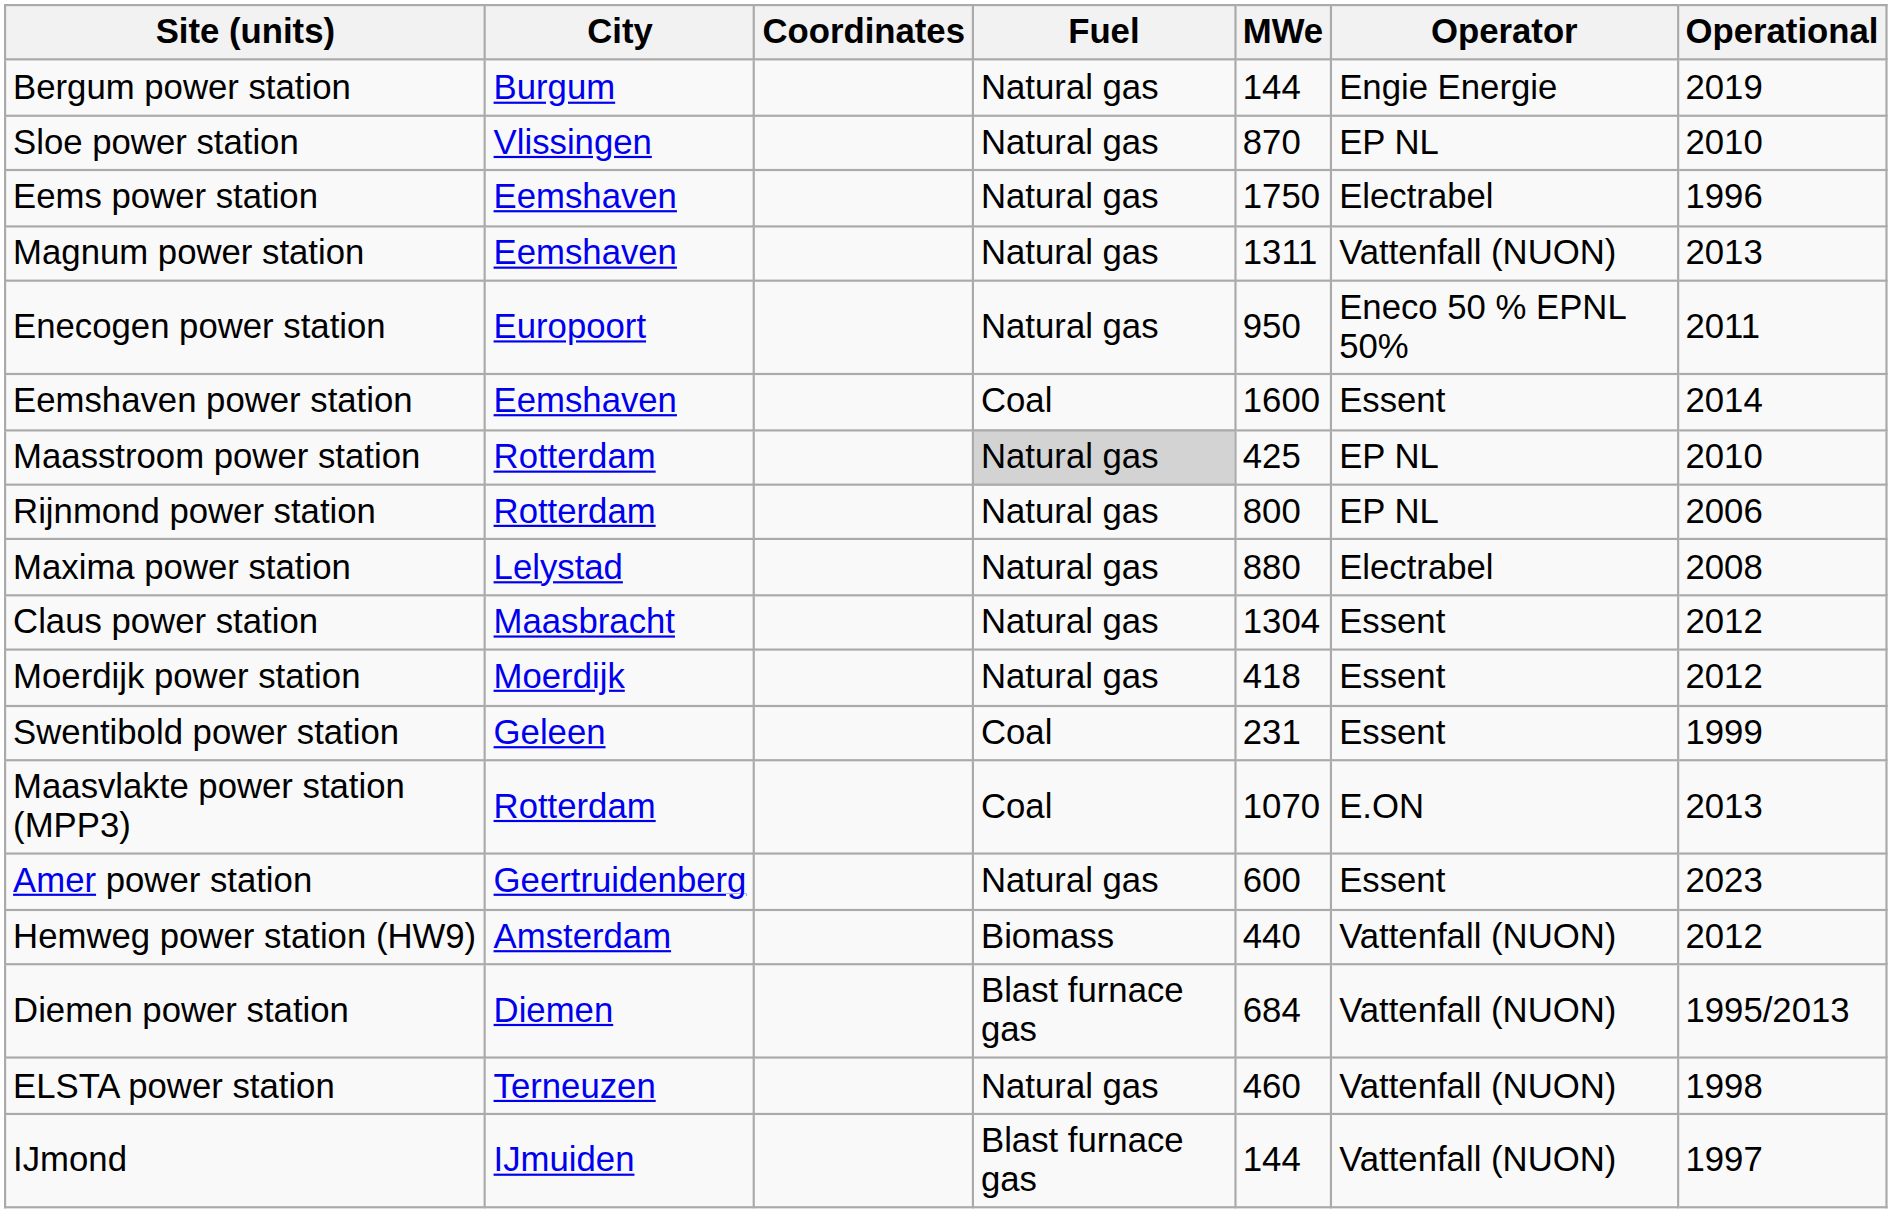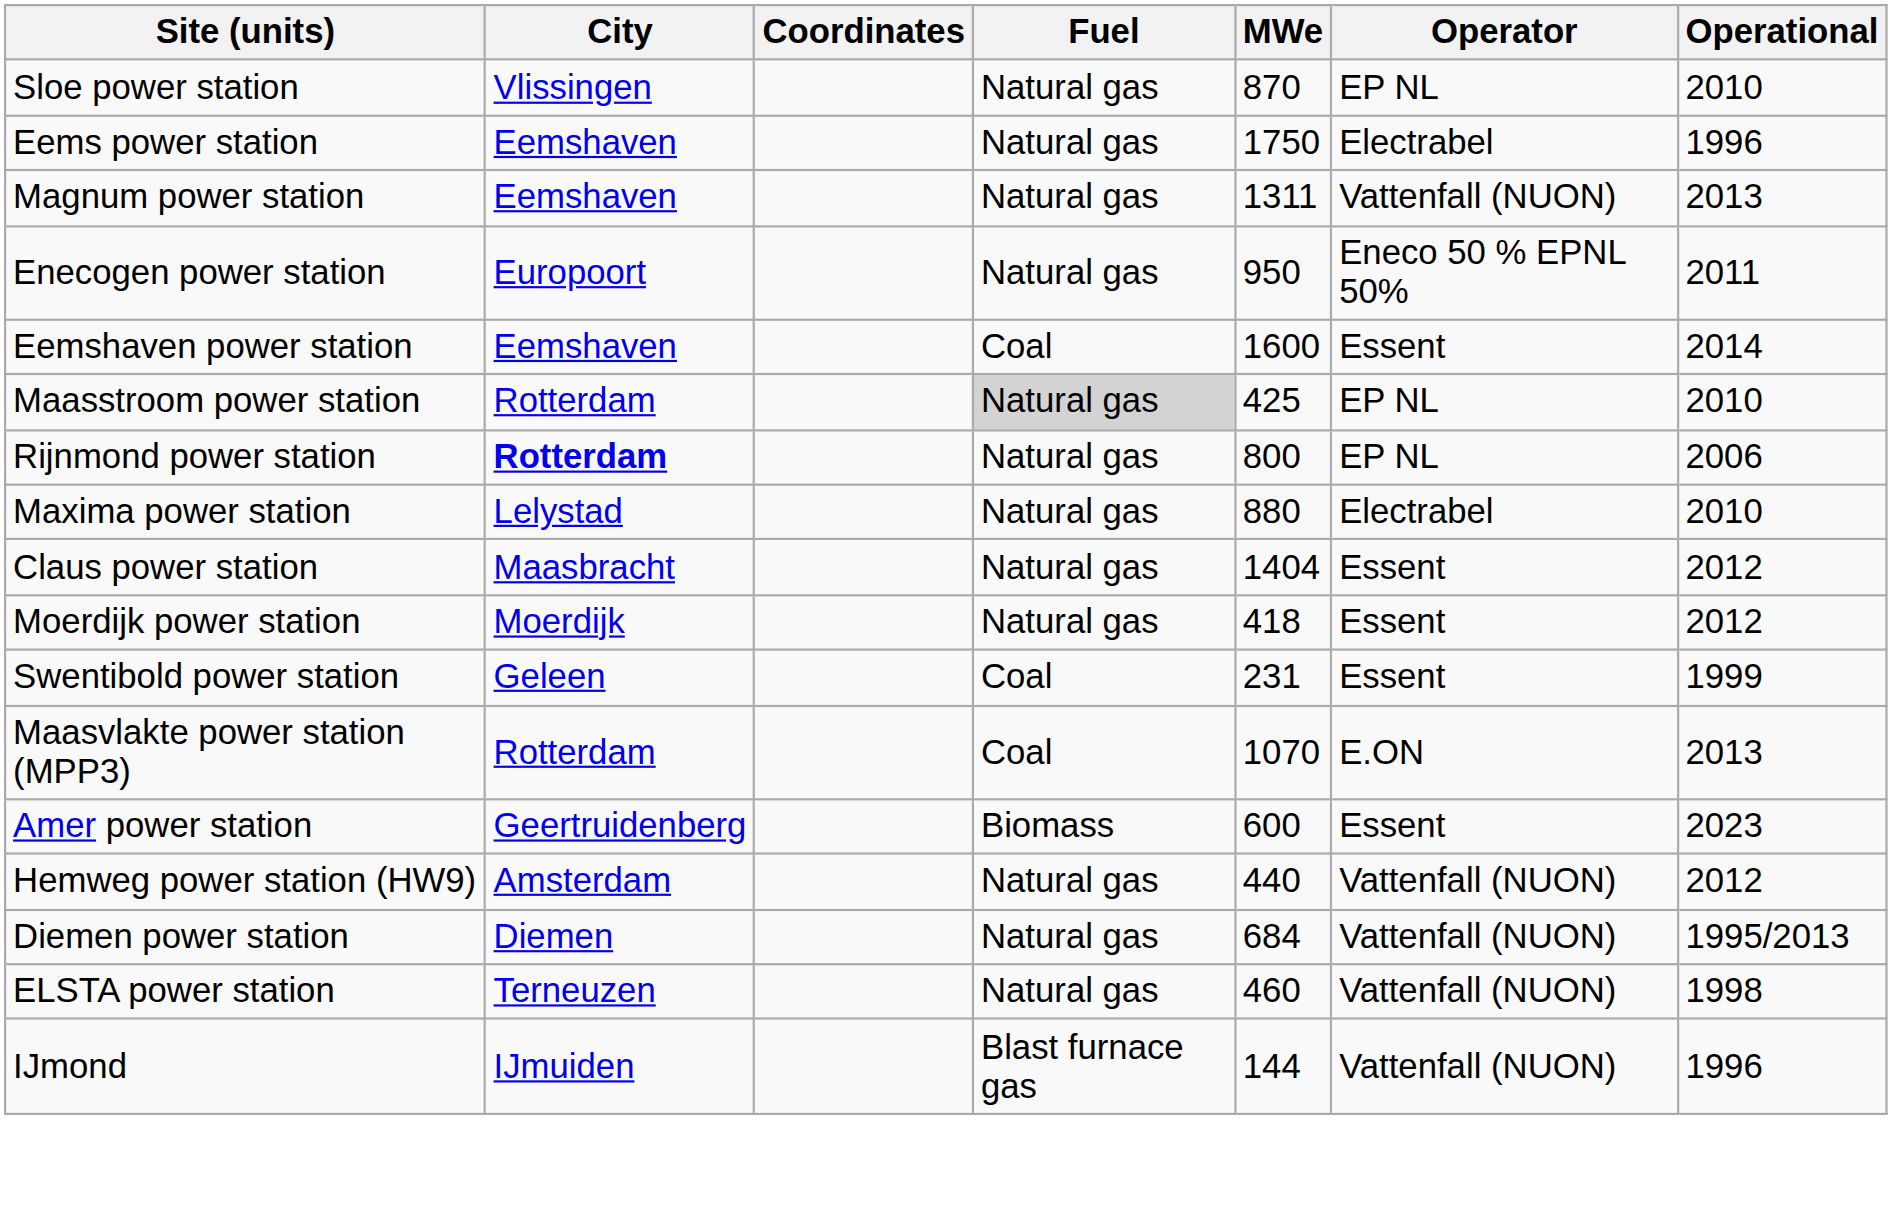- row: (182, 87)
(575, 511) normal -> (580, 456) bold
(1724, 566) 2008 -> (1724, 511) 2010
(1281, 621) 1304 -> (1281, 566) 1404
(1070, 881) Natural gas -> (1048, 825) Biomass
(1048, 936) Biomass -> (1070, 881) Natural gas
(1082, 1010) Blast furnace gas -> (1070, 936) Natural gas
(1724, 1159) 1997 -> (1724, 1065) 1996
